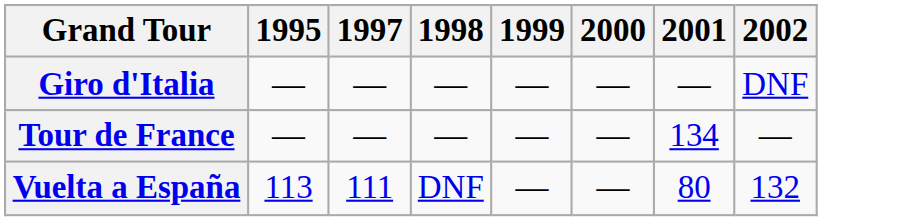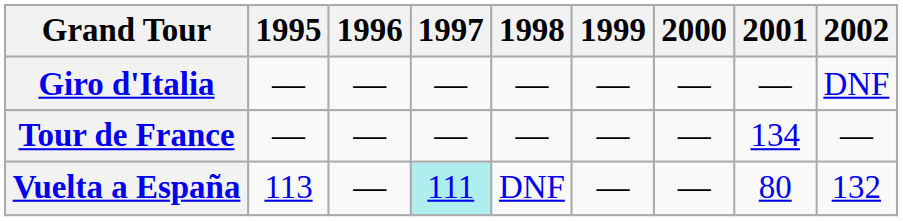+ column: (370, 30)
(370, 187) no background -> (451, 187) paleturquoise background
